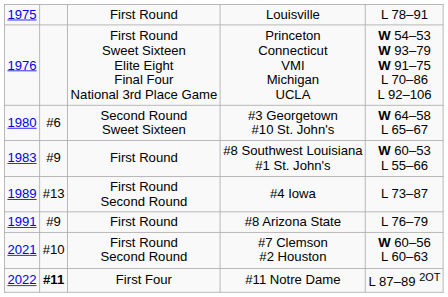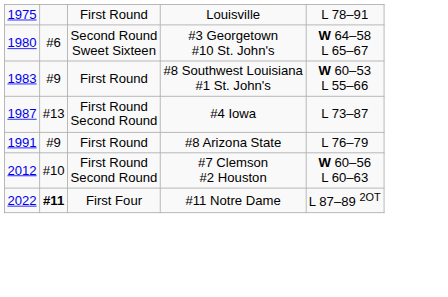- row: (293, 65)
(22, 194) 1989 -> (22, 114) 1987
(22, 250) 2021 -> (22, 170) 2012
